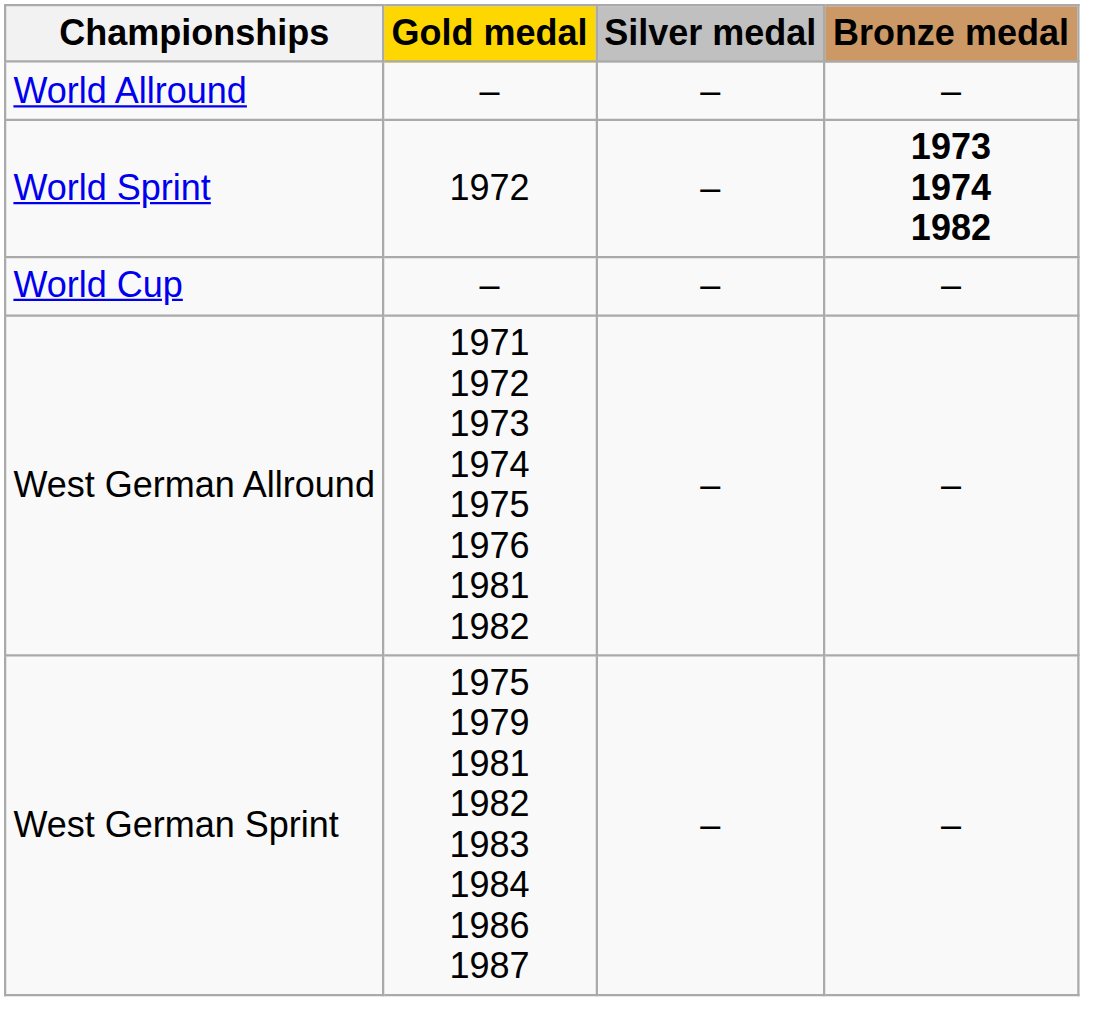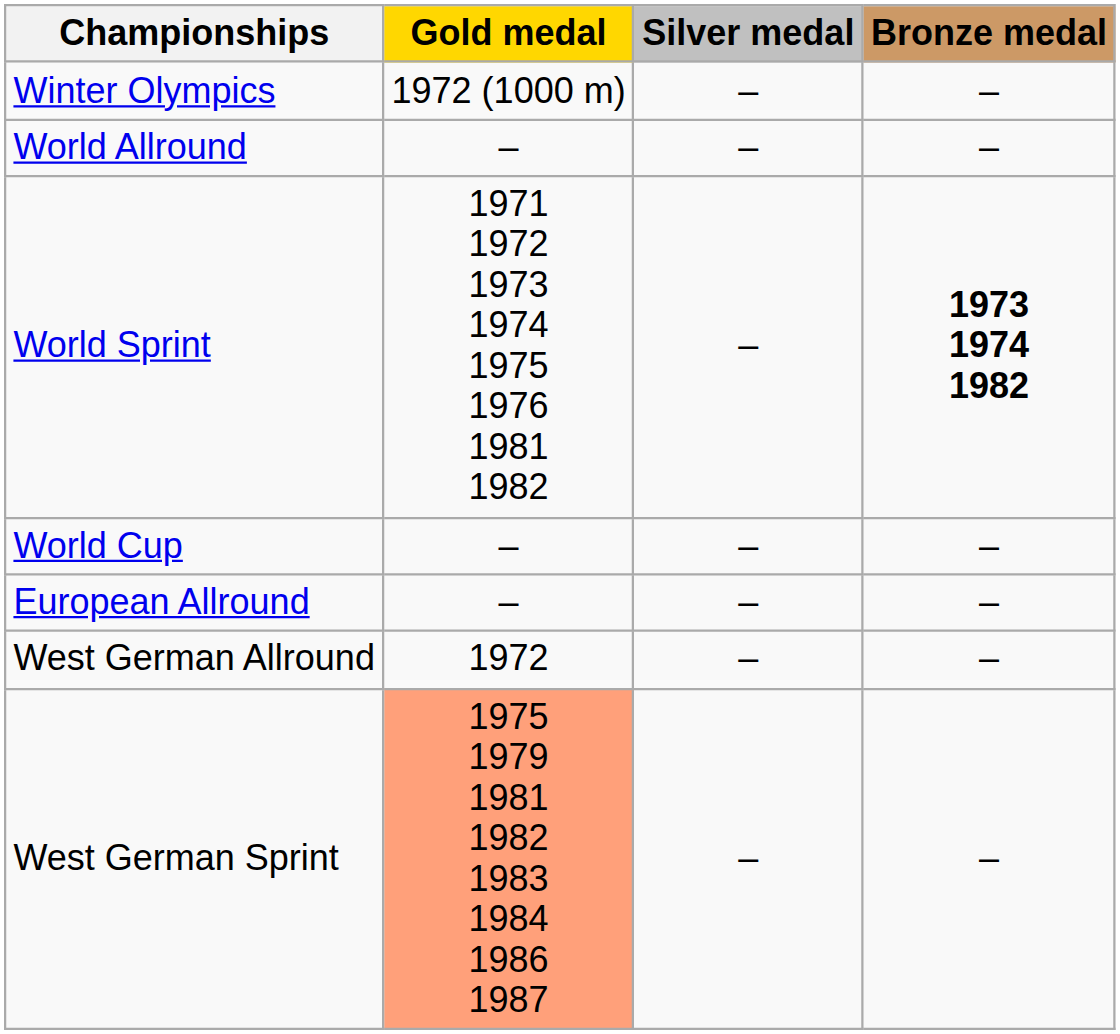+ row: (144, 90)
(490, 187) 1972 -> (509, 346) 1971 1972 1973 1974 1975 1976 1981 1982
+ row: (162, 602)
(490, 484) 1971 1972 1973 1974 1975 1976 1981 1982 -> (509, 659) 1972
(490, 824) no background -> (509, 857) lightsalmon background
